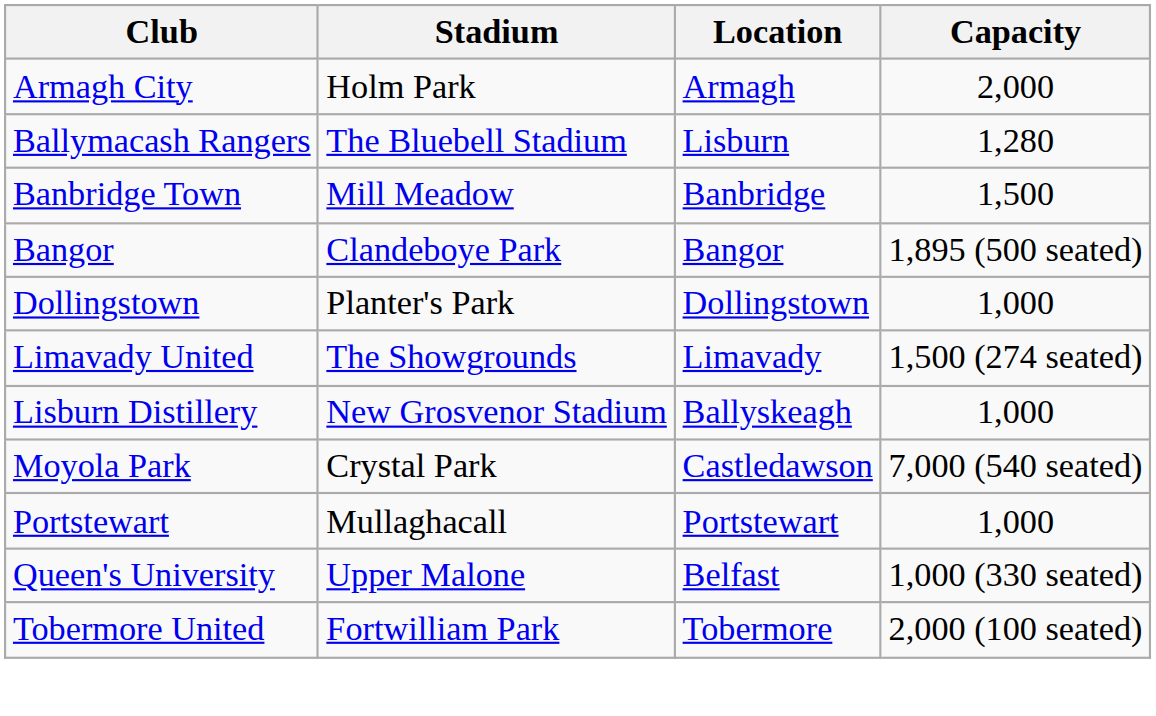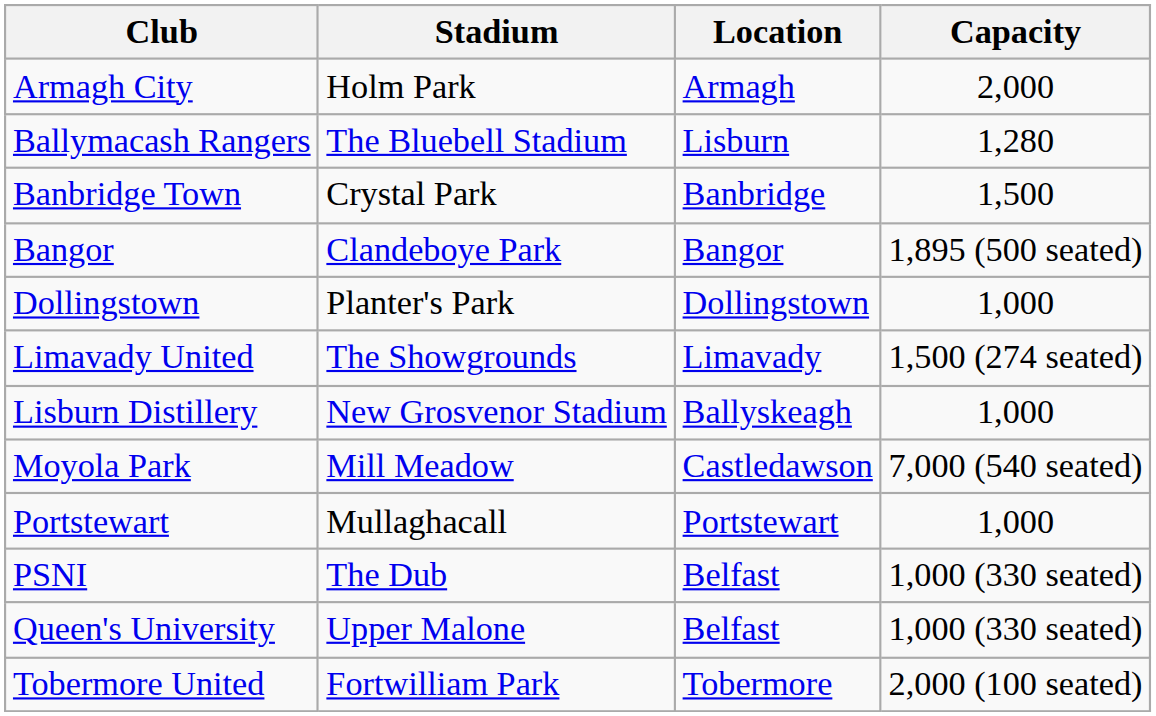(420, 194) Mill Meadow -> (411, 194) Crystal Park
(411, 466) Crystal Park -> (420, 466) Mill Meadow
+ row: (50, 574)
